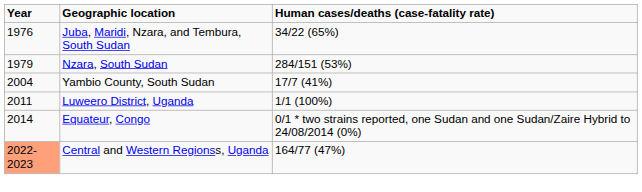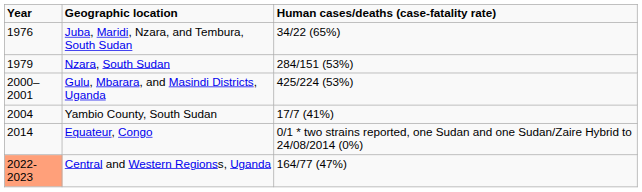+ row: (161, 89)
- row: (128, 100)
